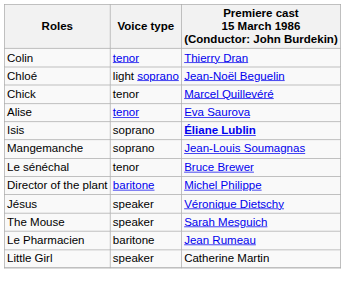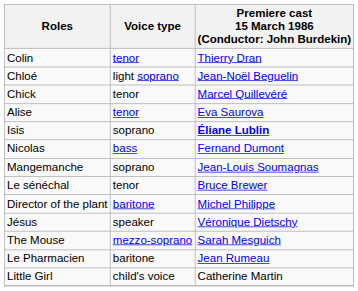+ row: (26, 149)
(133, 222) speaker -> (153, 240) mezzo-soprano
(133, 258) speaker -> (144, 277) child's voice
